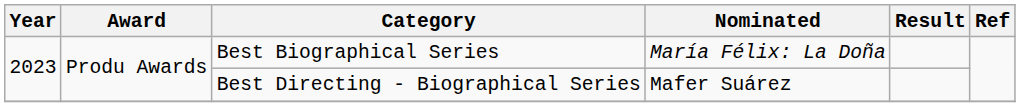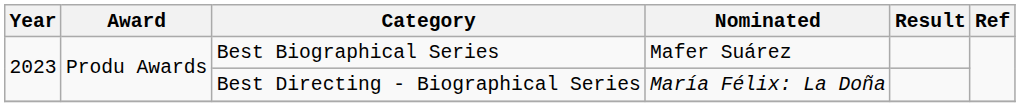(768, 53) María Félix: La Doña -> (721, 53) Mafer Suárez
(721, 85) Mafer Suárez -> (768, 85) María Félix: La Doña
